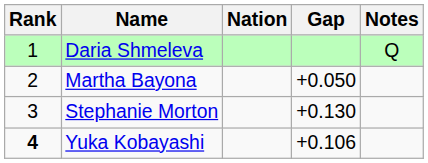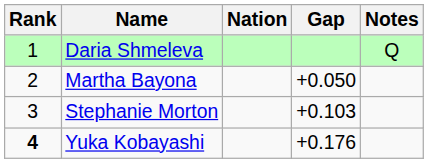(326, 111) +0.130 -> (326, 111) +0.103
(326, 142) +0.106 -> (326, 142) +0.176
